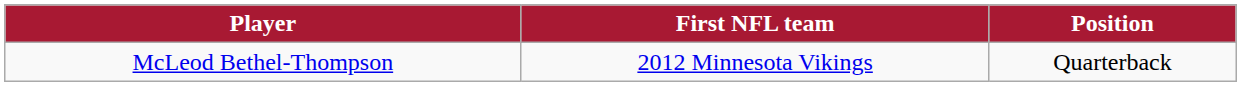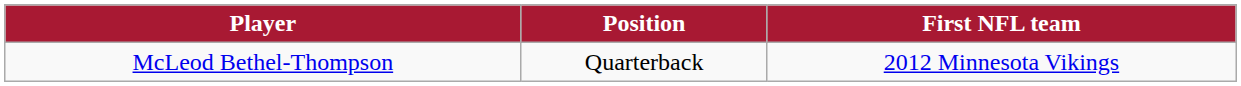columns swapped: (1112, 23) <-> (755, 23)
